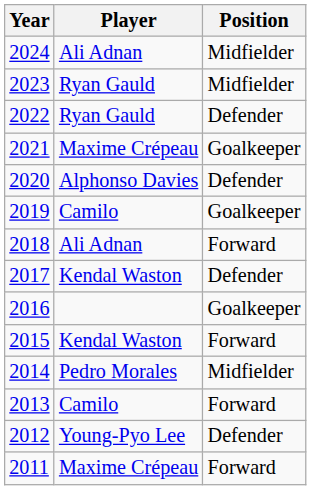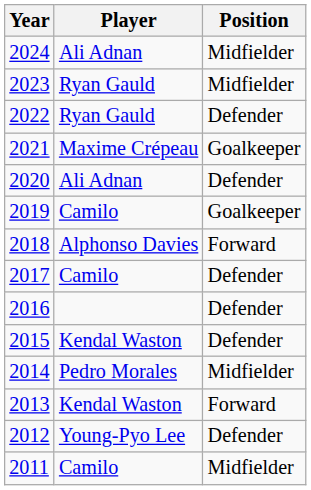(129, 180) Alphonso Davies -> (101, 180) Ali Adnan
(101, 244) Ali Adnan -> (129, 244) Alphonso Davies
(120, 276) Kendal Waston -> (89, 276) Camilo
(254, 308) Goalkeeper -> (245, 308) Defender
(242, 340) Forward -> (245, 340) Defender
(89, 404) Camilo -> (120, 404) Kendal Waston
(129, 468) Maxime Crépeau -> (89, 468) Camilo
(242, 468) Forward -> (251, 468) Midfielder
